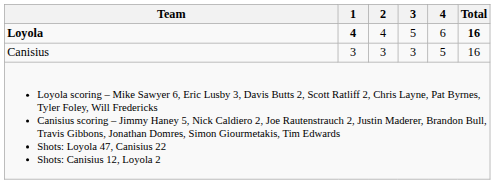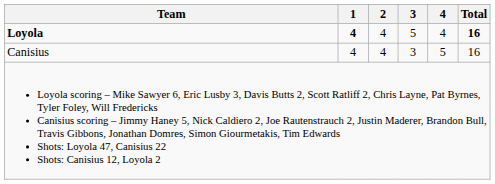(443, 33) 6 -> (443, 33) 4
(353, 52) 3 -> (353, 52) 4
(383, 52) 3 -> (383, 52) 4
